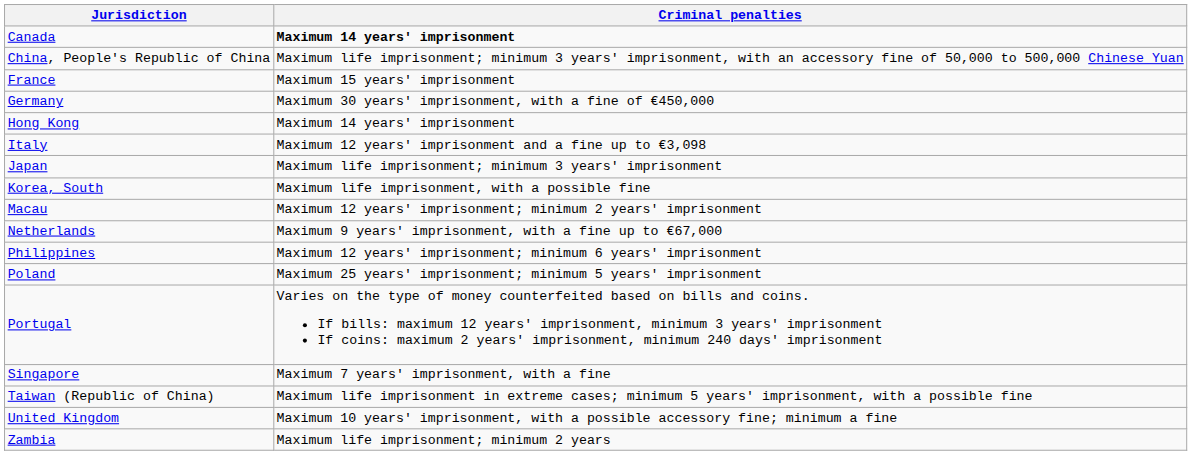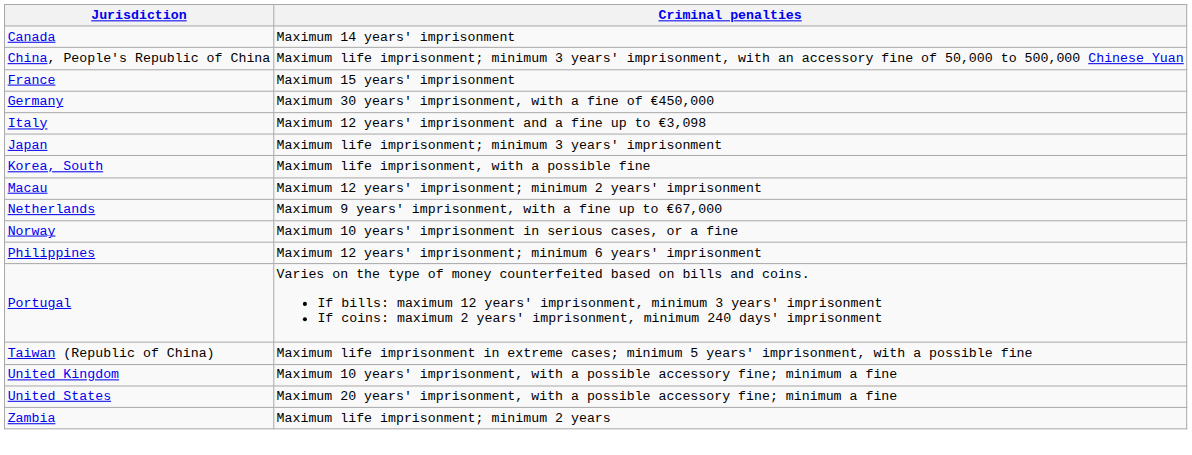(396, 37) bold -> (396, 37) normal
- row: (43, 123)
+ row: (32, 231)
- row: (32, 275)
- row: (43, 375)
+ row: (59, 397)
